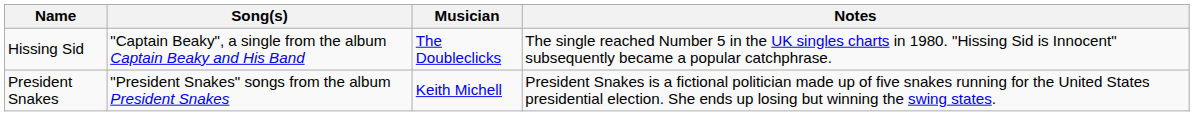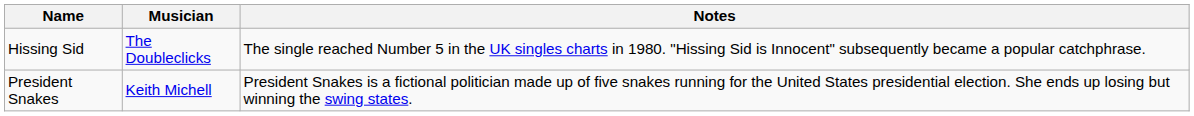- column: (260, 16)
